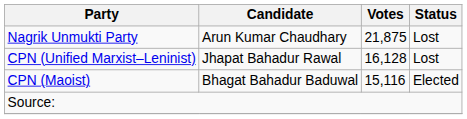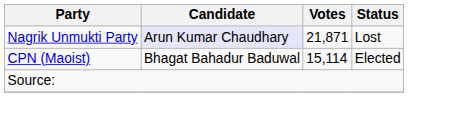(274, 37) no background -> (216, 37) lavender background
(386, 37) 21,875 -> (327, 37) 21,871
- row: (102, 59)
(385, 80) 15,116 -> (327, 59) 15,114
